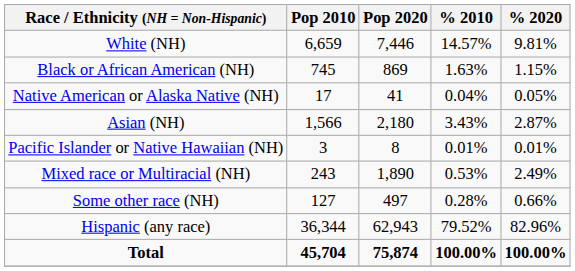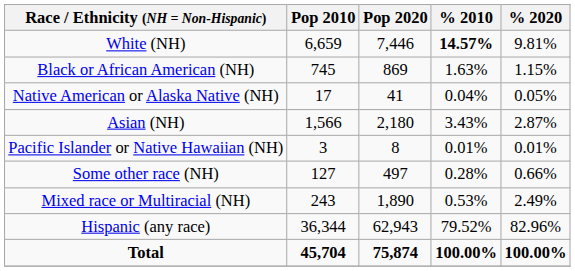(466, 43) normal -> (466, 43) bold
rows swapped: (146, 200) <-> (146, 174)
